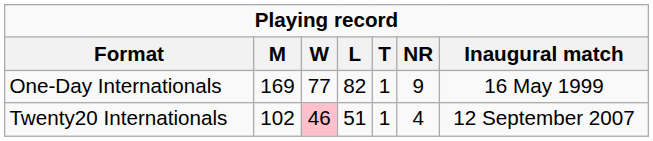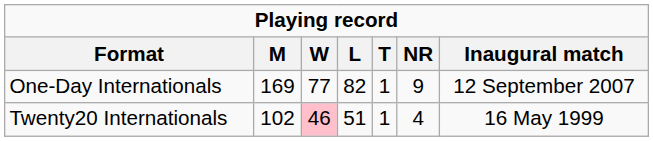(544, 86) 16 May 1999 -> (544, 86) 12 September 2007
(544, 119) 12 September 2007 -> (544, 119) 16 May 1999
